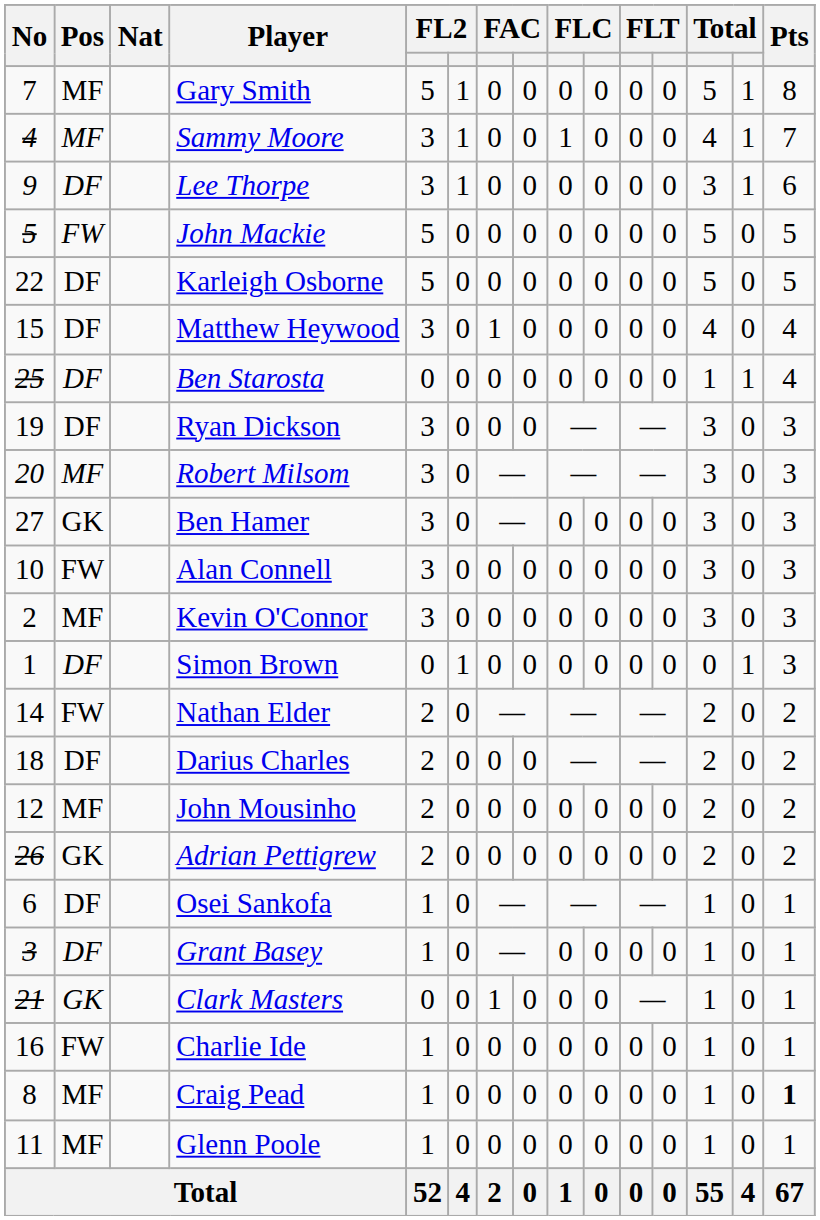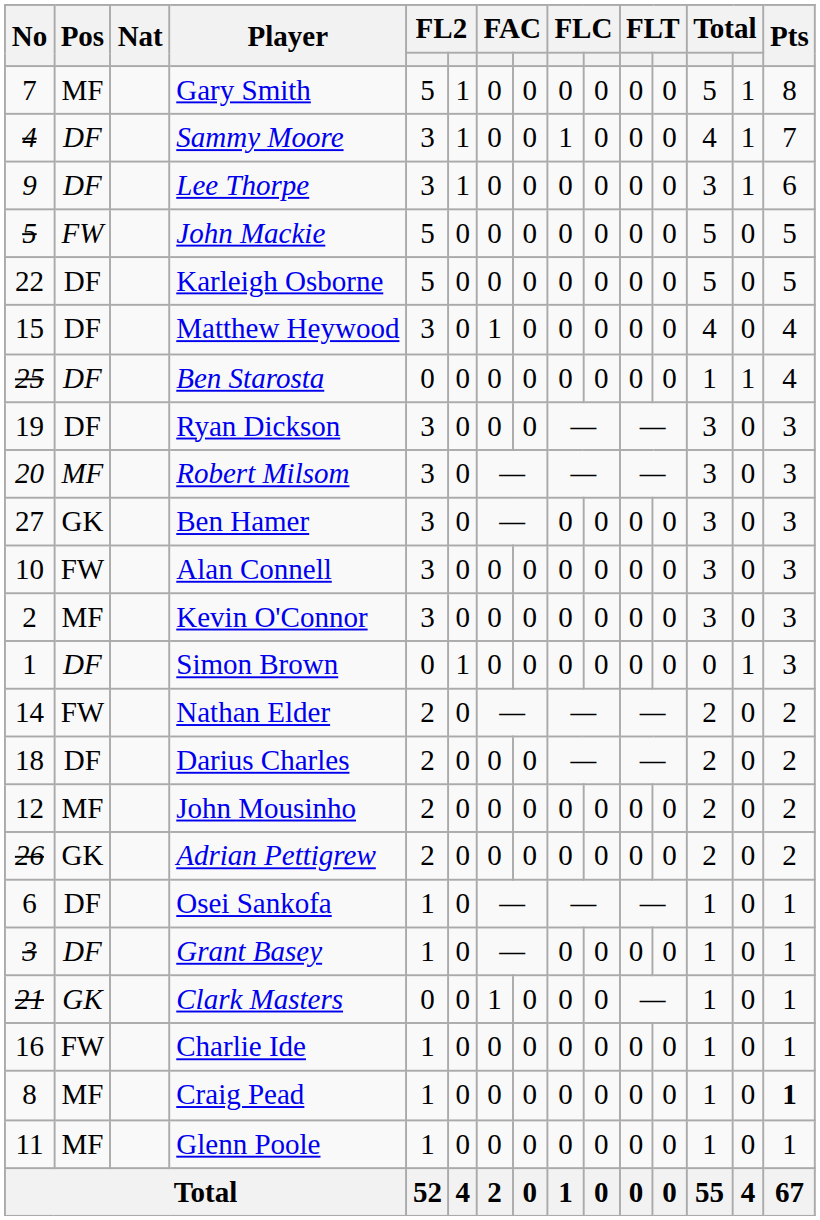(82, 137) MF -> (82, 137) DF
